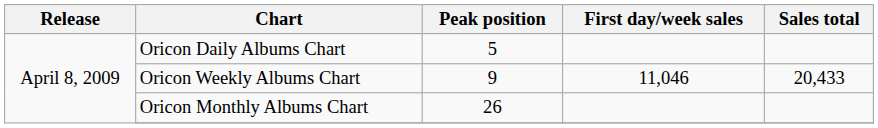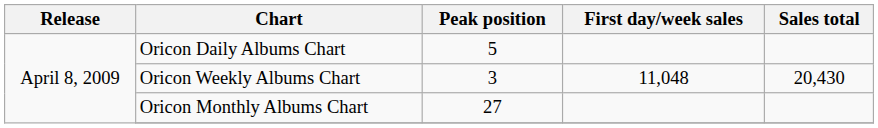(492, 78) 9 -> (492, 78) 3
(664, 78) 11,046 -> (664, 78) 11,048
(819, 78) 20,433 -> (819, 78) 20,430
(492, 107) 26 -> (492, 107) 27
